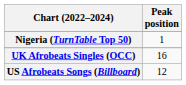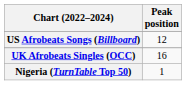rows swapped: (73, 39) <-> (73, 71)
